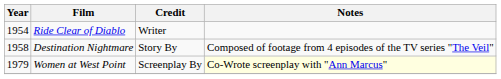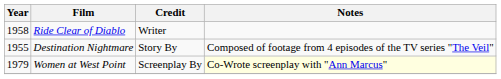(18, 30) 1954 -> (18, 30) 1958
(18, 47) 1958 -> (18, 47) 1955
